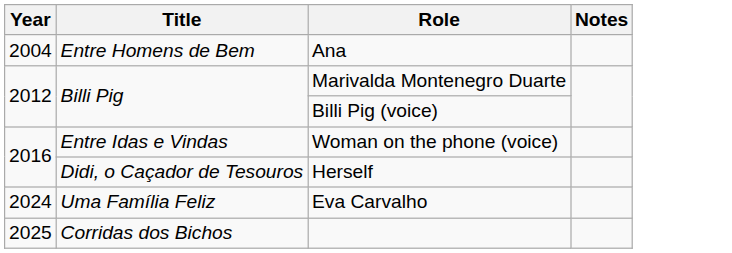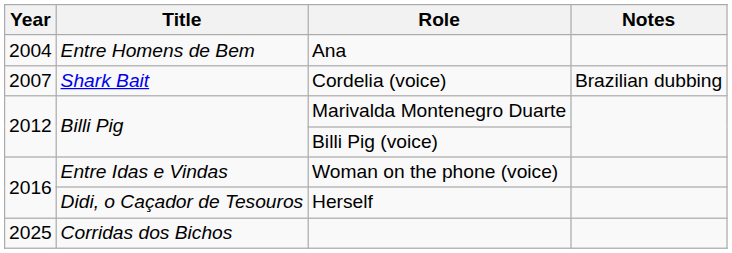+ row: (379, 80)
- row: (370, 202)
